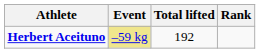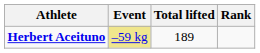(184, 37) 192 -> (184, 37) 189
